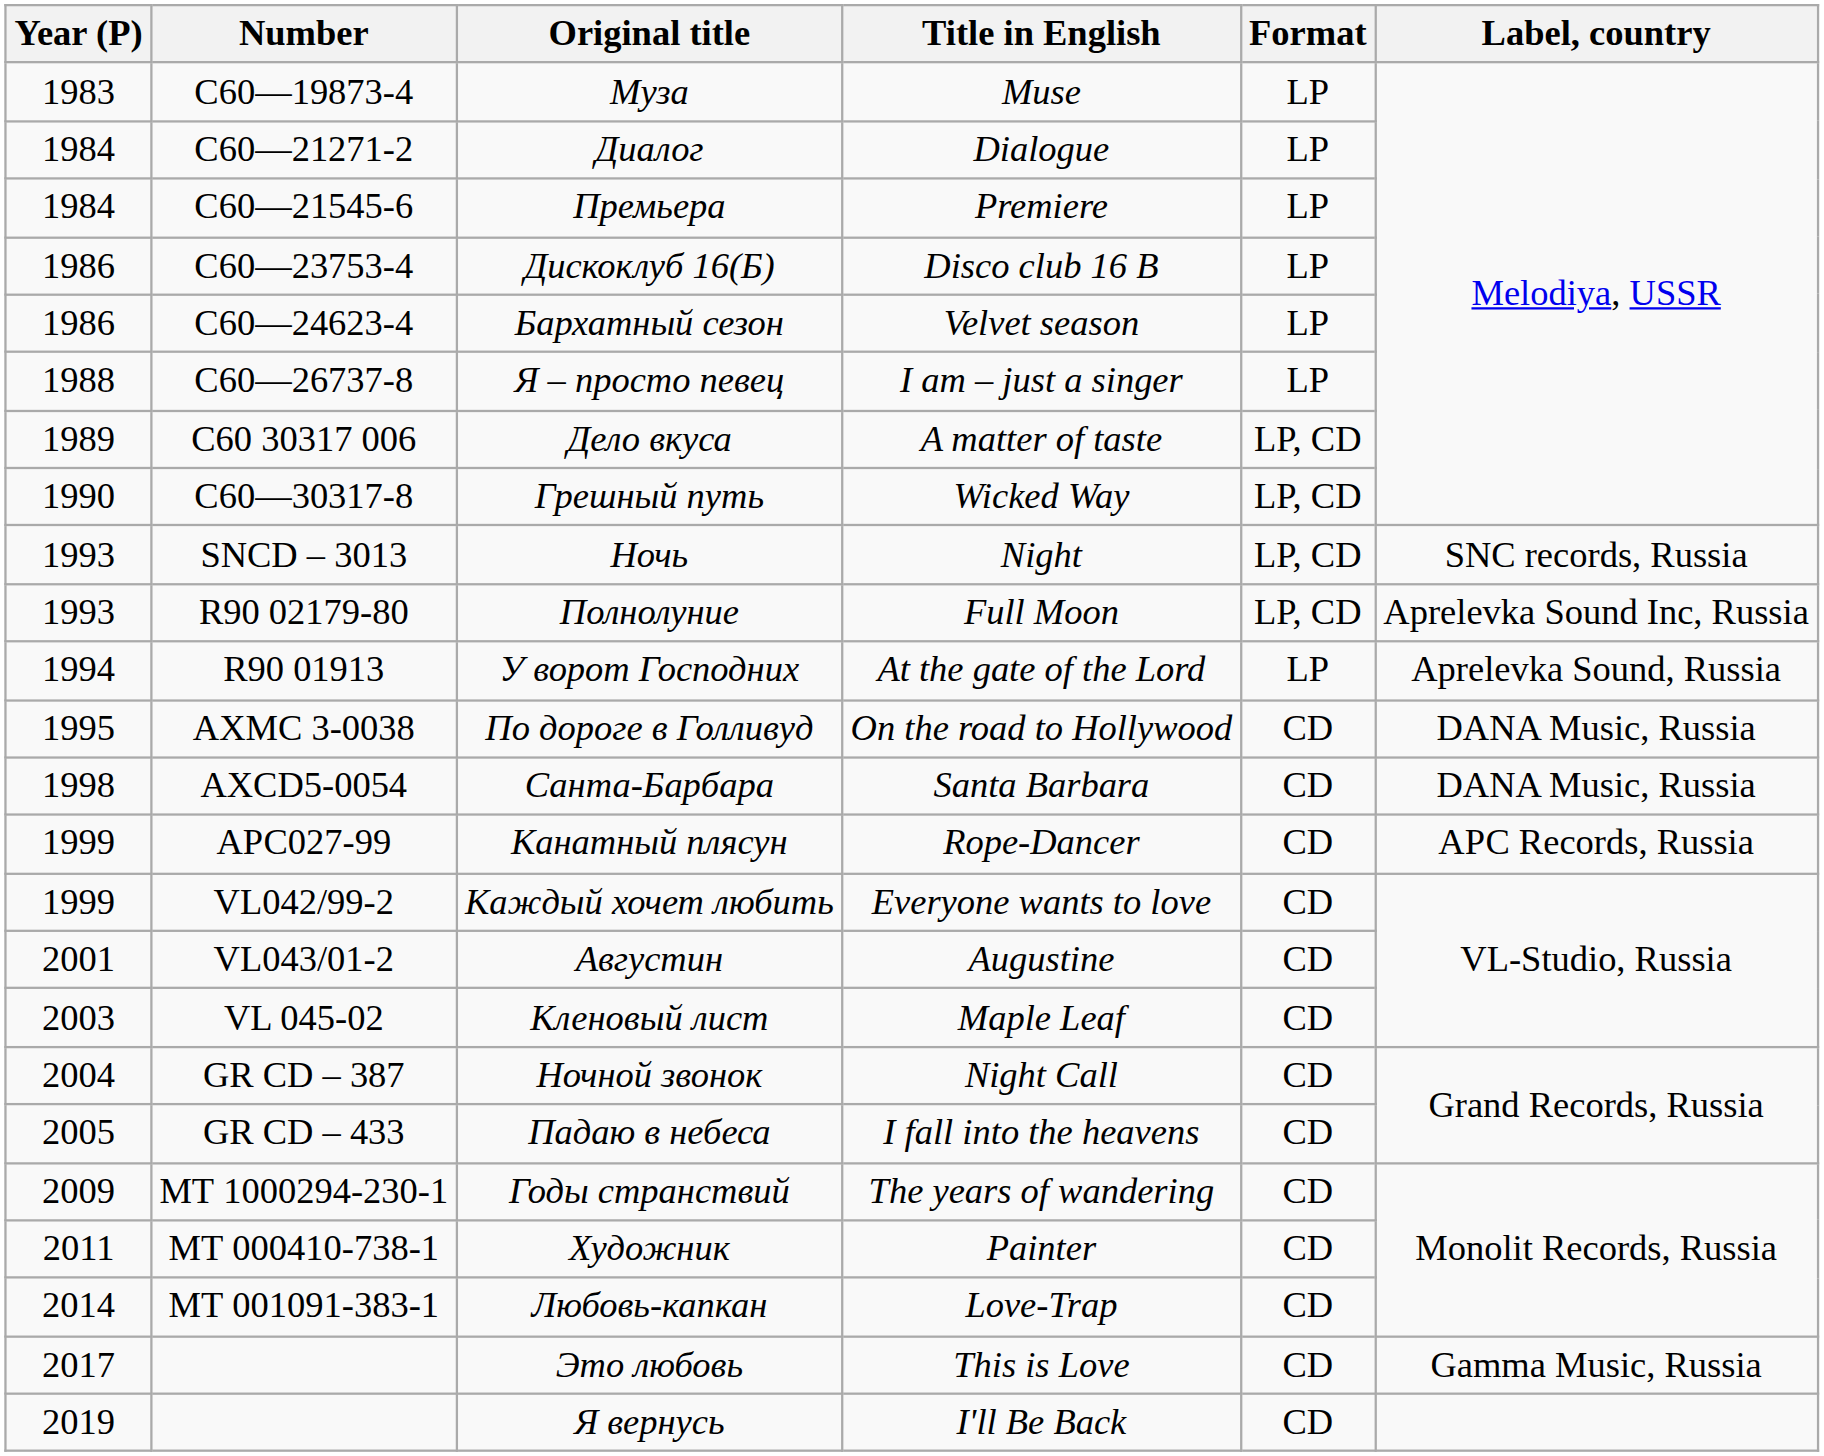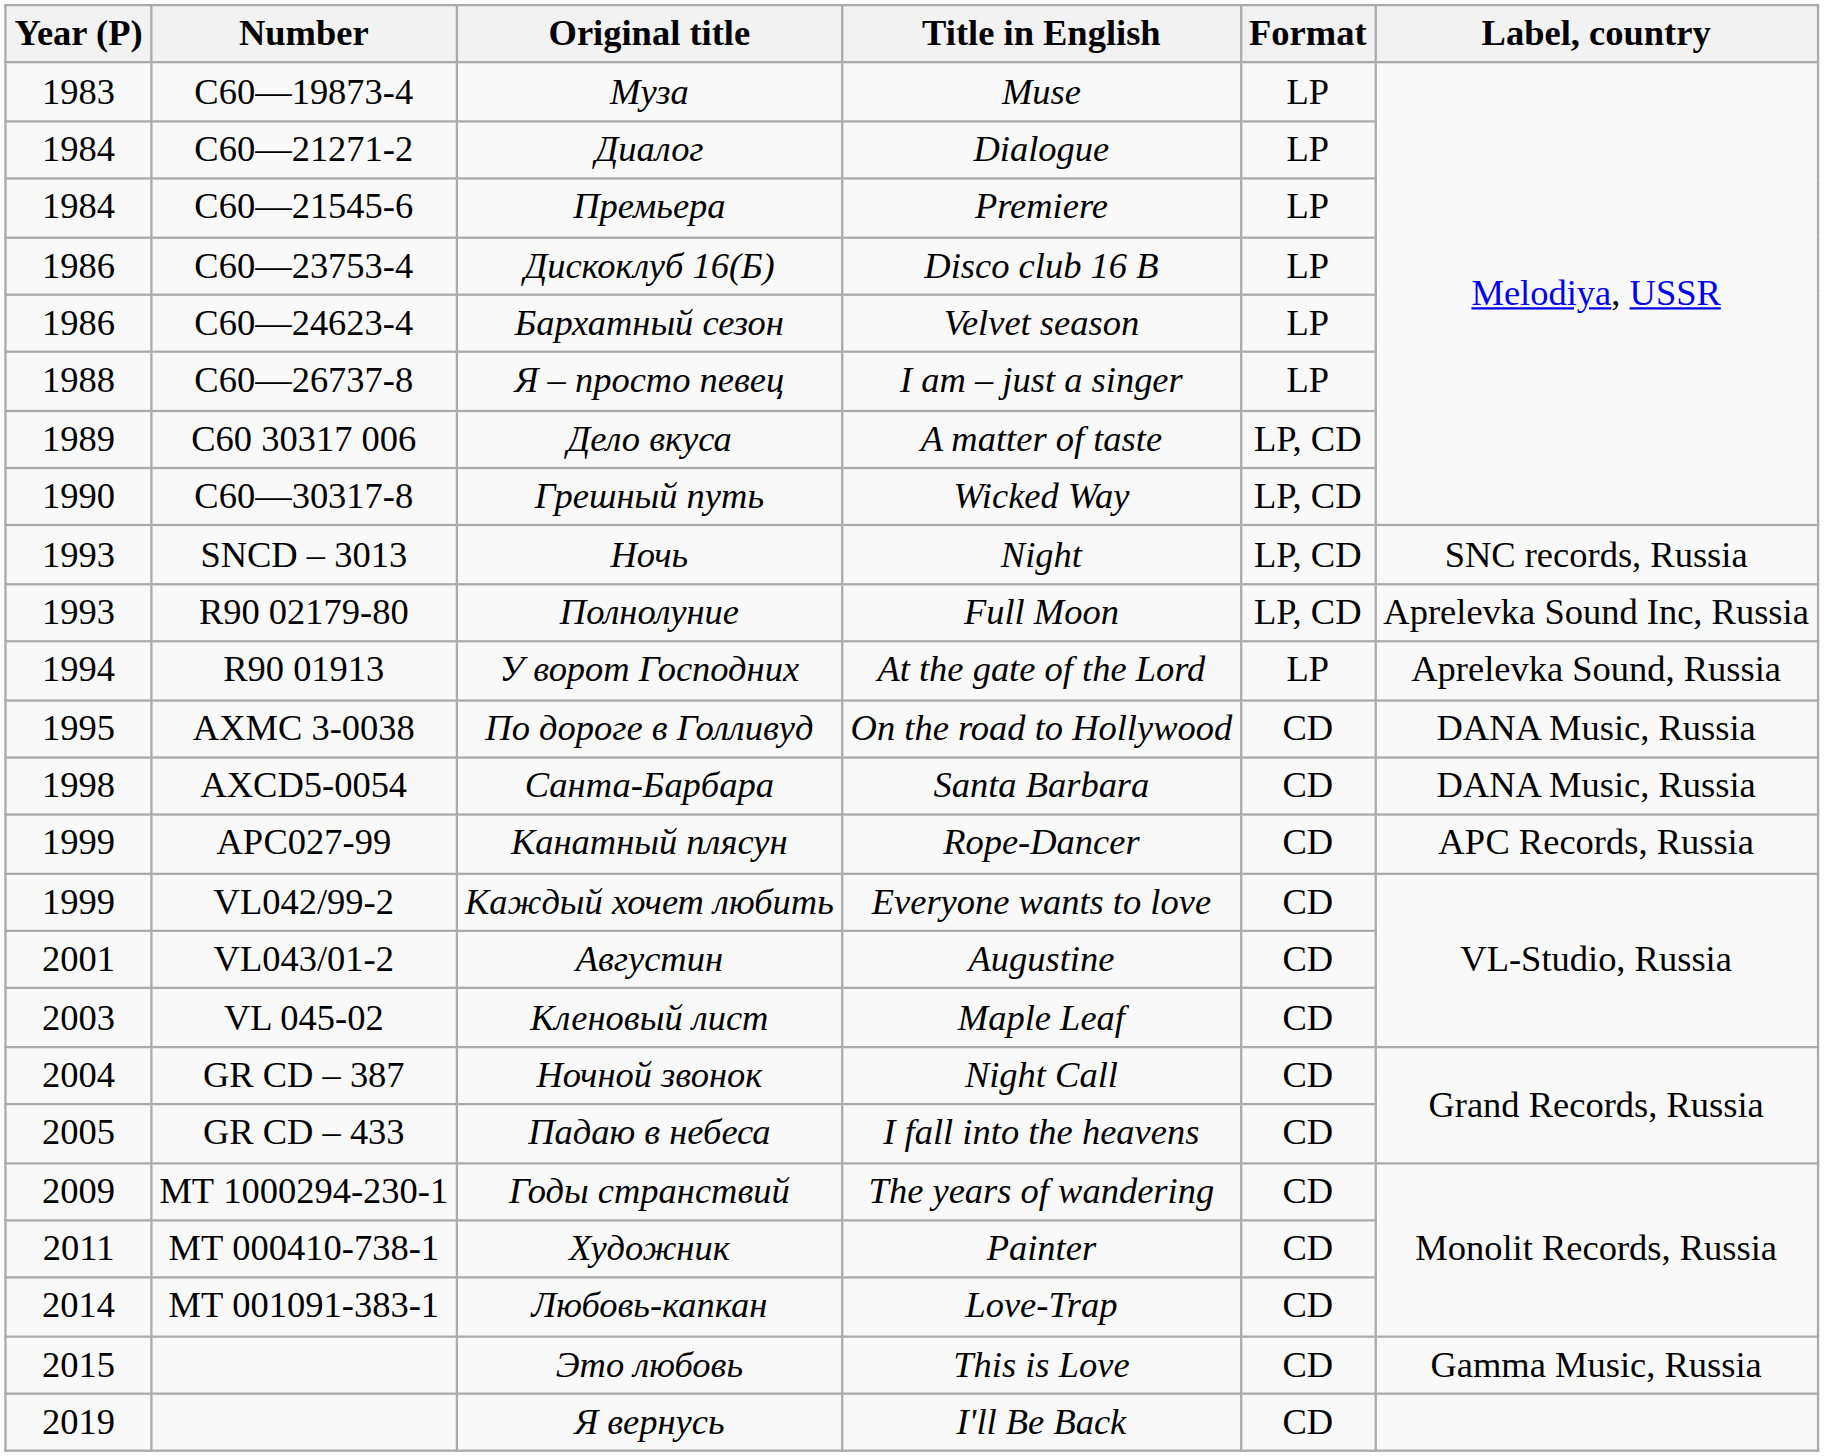(79, 1364) 2017 -> (79, 1364) 2015
